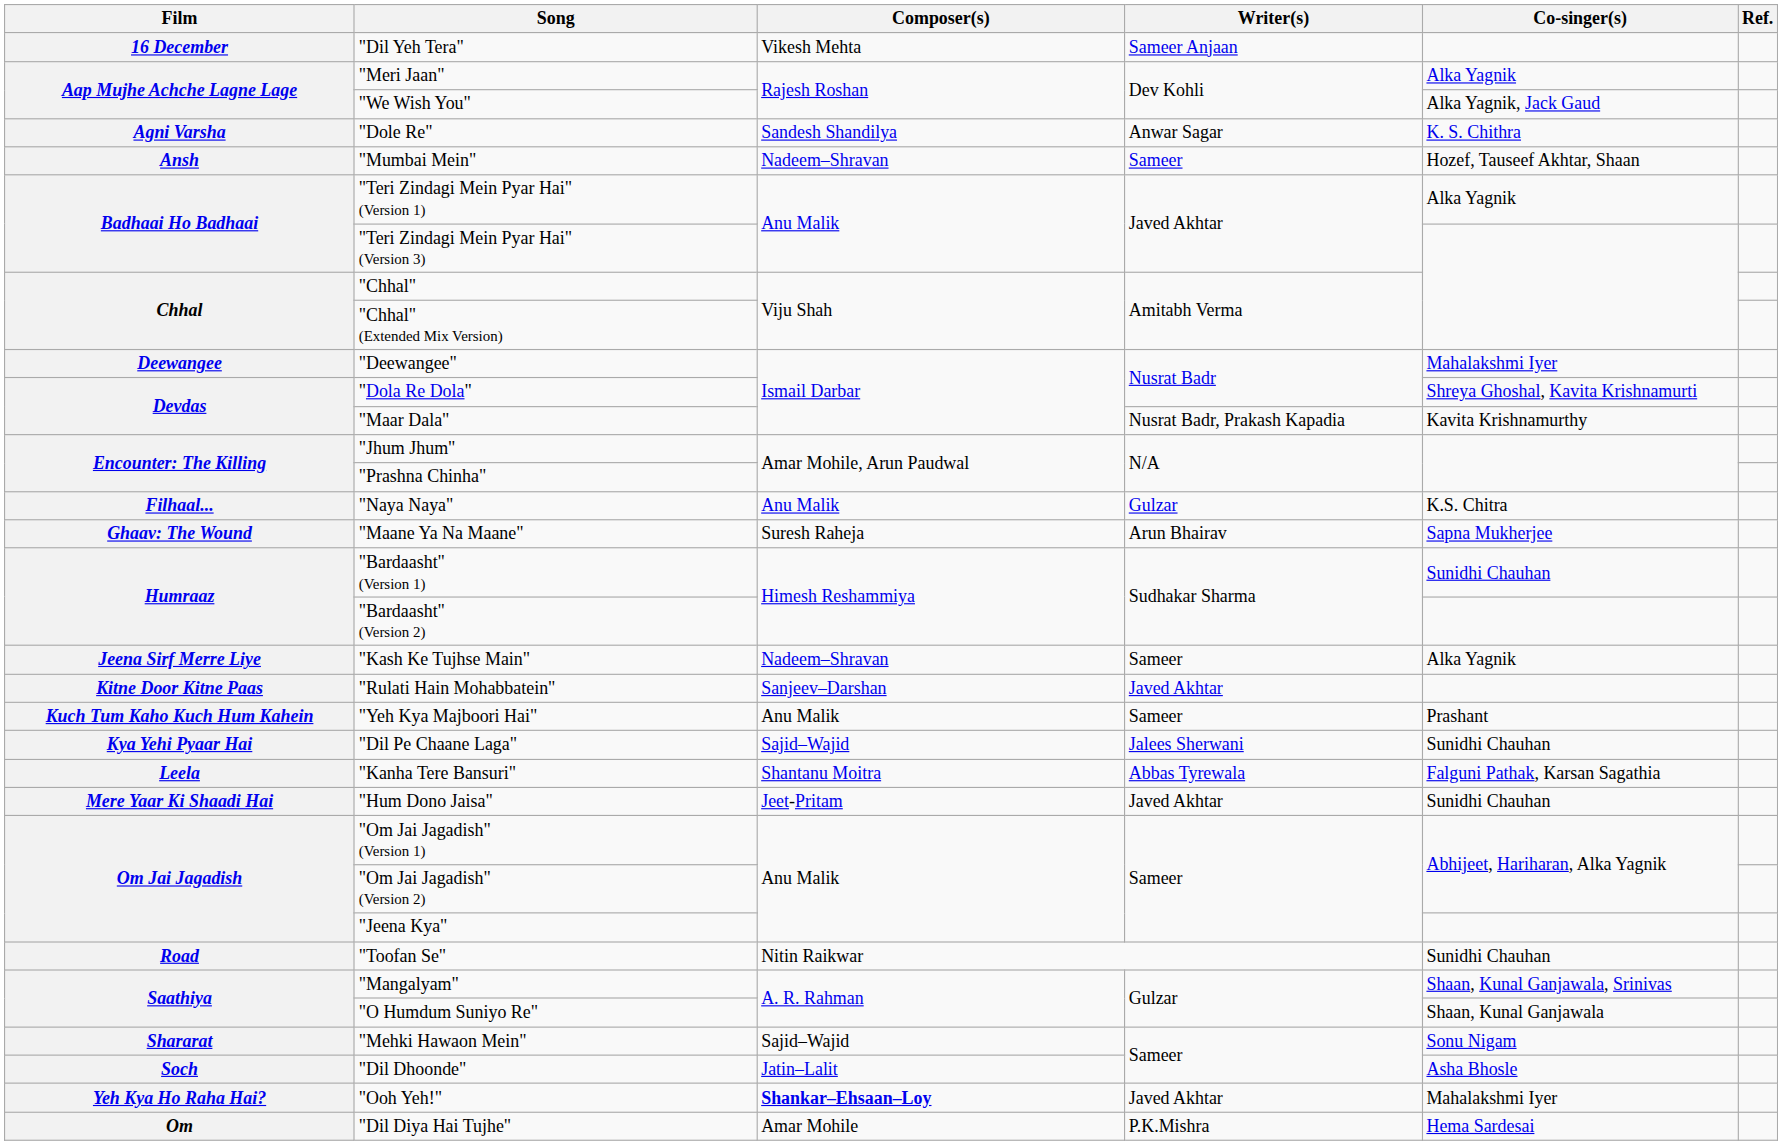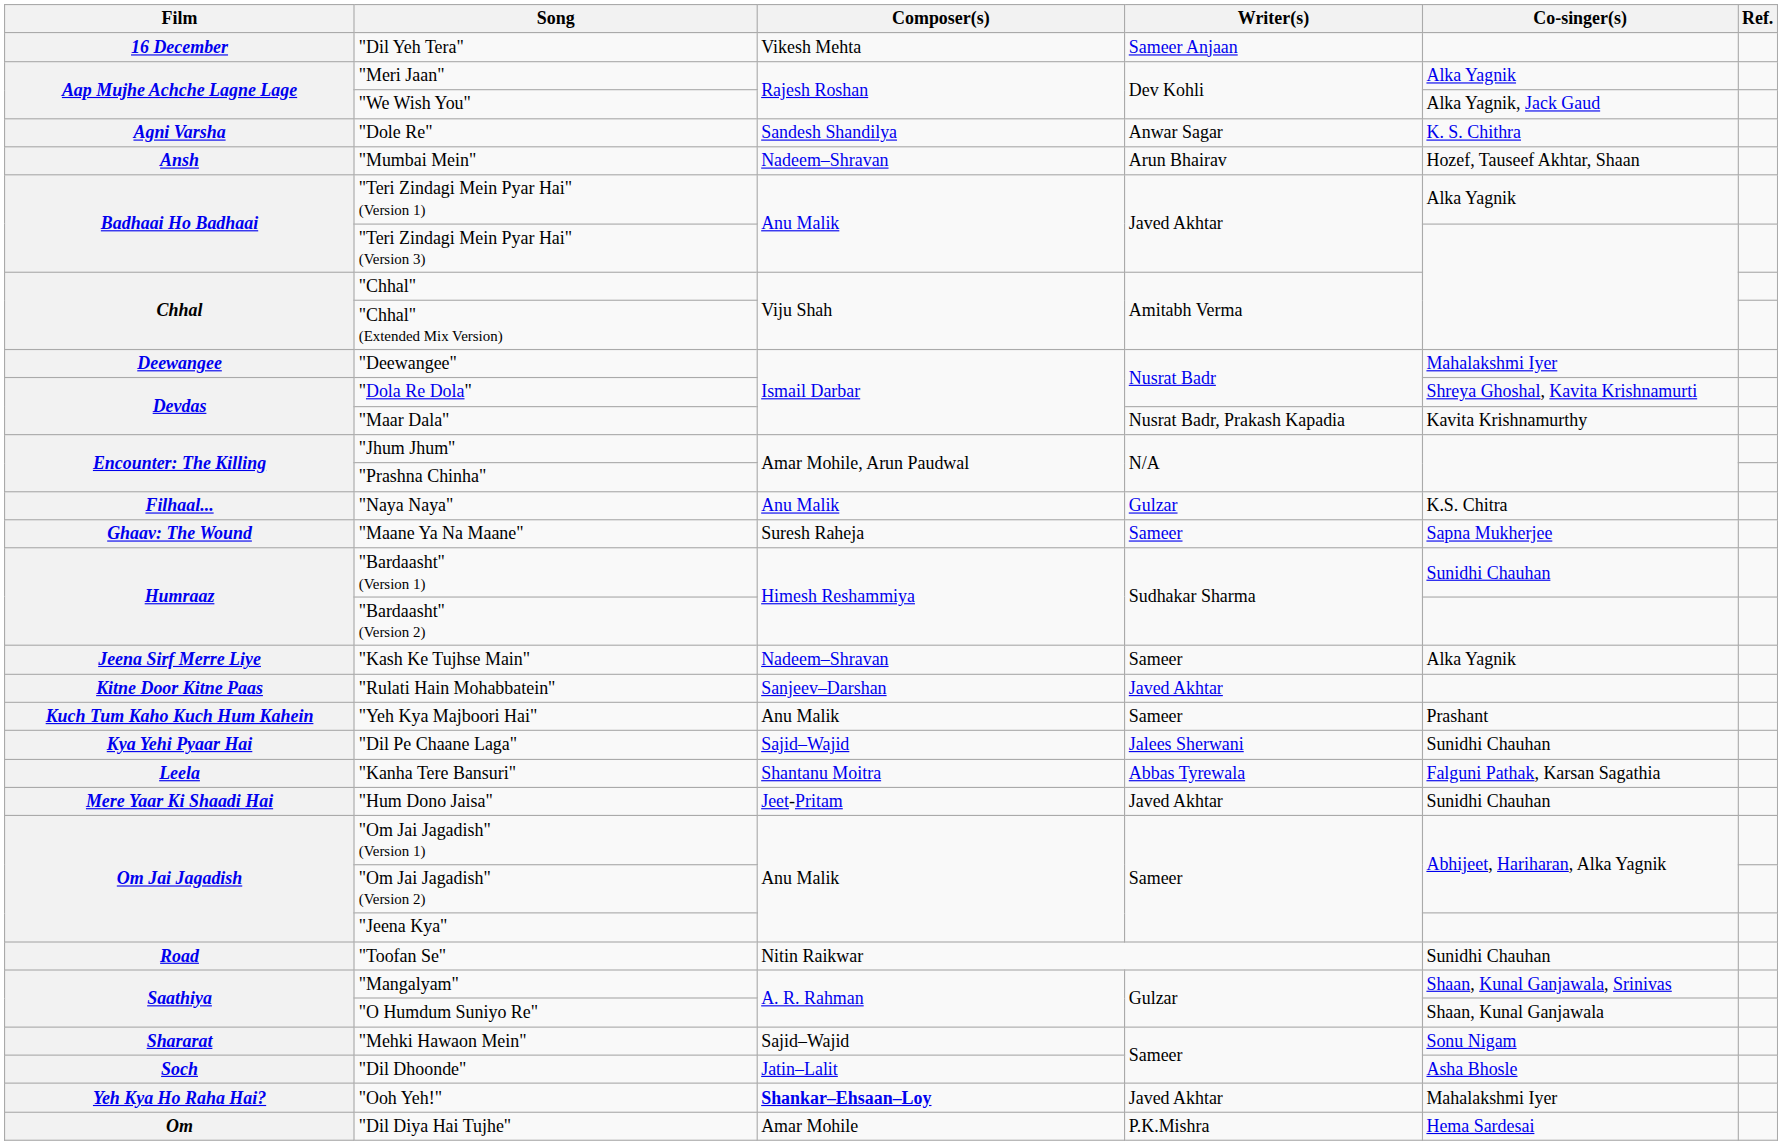(1156, 160) Sameer -> (1178, 160) Arun Bhairav
(1178, 533) Arun Bhairav -> (1156, 533) Sameer
